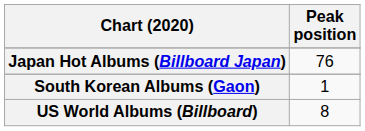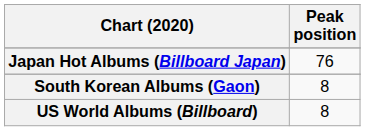(325, 86) 1 -> (325, 86) 8
